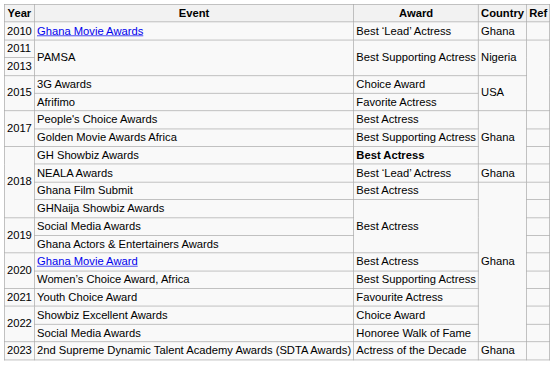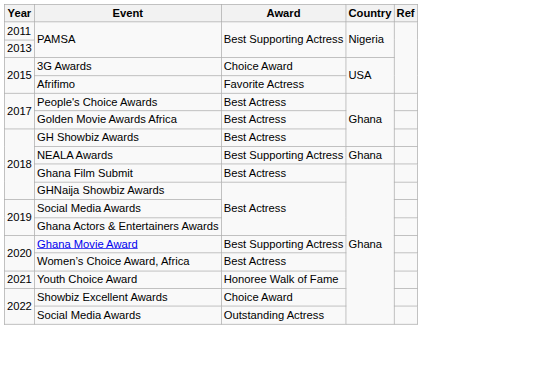- row: (19, 31)
(416, 137) Best Supporting Actress -> (255, 119) Best Actress
(390, 155) bold -> (255, 137) normal
(404, 173) Best ‘Lead’ Actress -> (284, 155) Best Supporting Actress
(387, 262) Best Actress -> (284, 244) Best Supporting Actress
(416, 279) Best Supporting Actress -> (255, 262) Best Actress
(400, 297) Favourite Actress -> (281, 279) Honoree Walk of Fame
(414, 333) Honoree Walk of Fame -> (274, 315) Outstanding Actress
- row: (19, 350)
